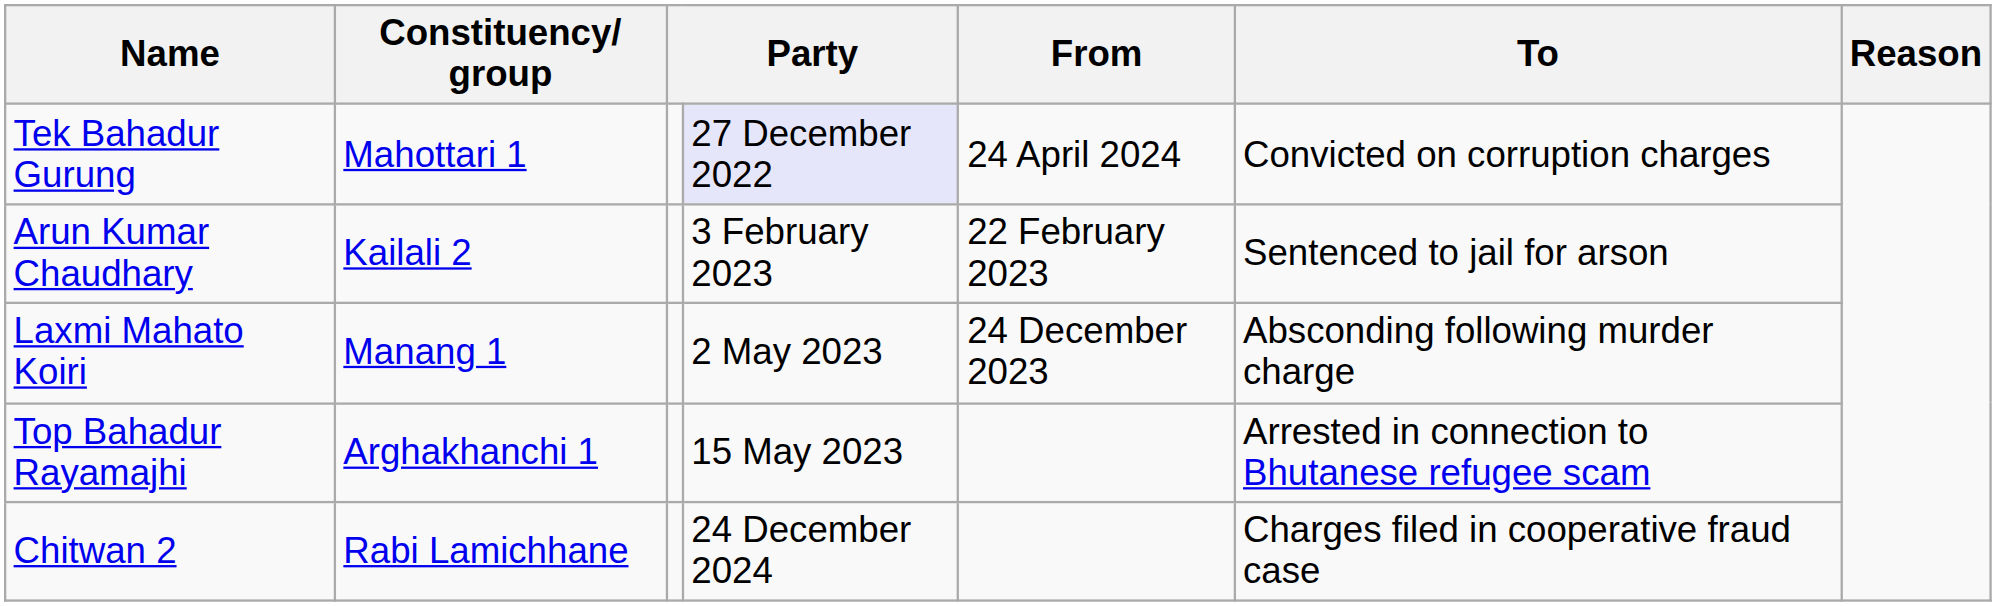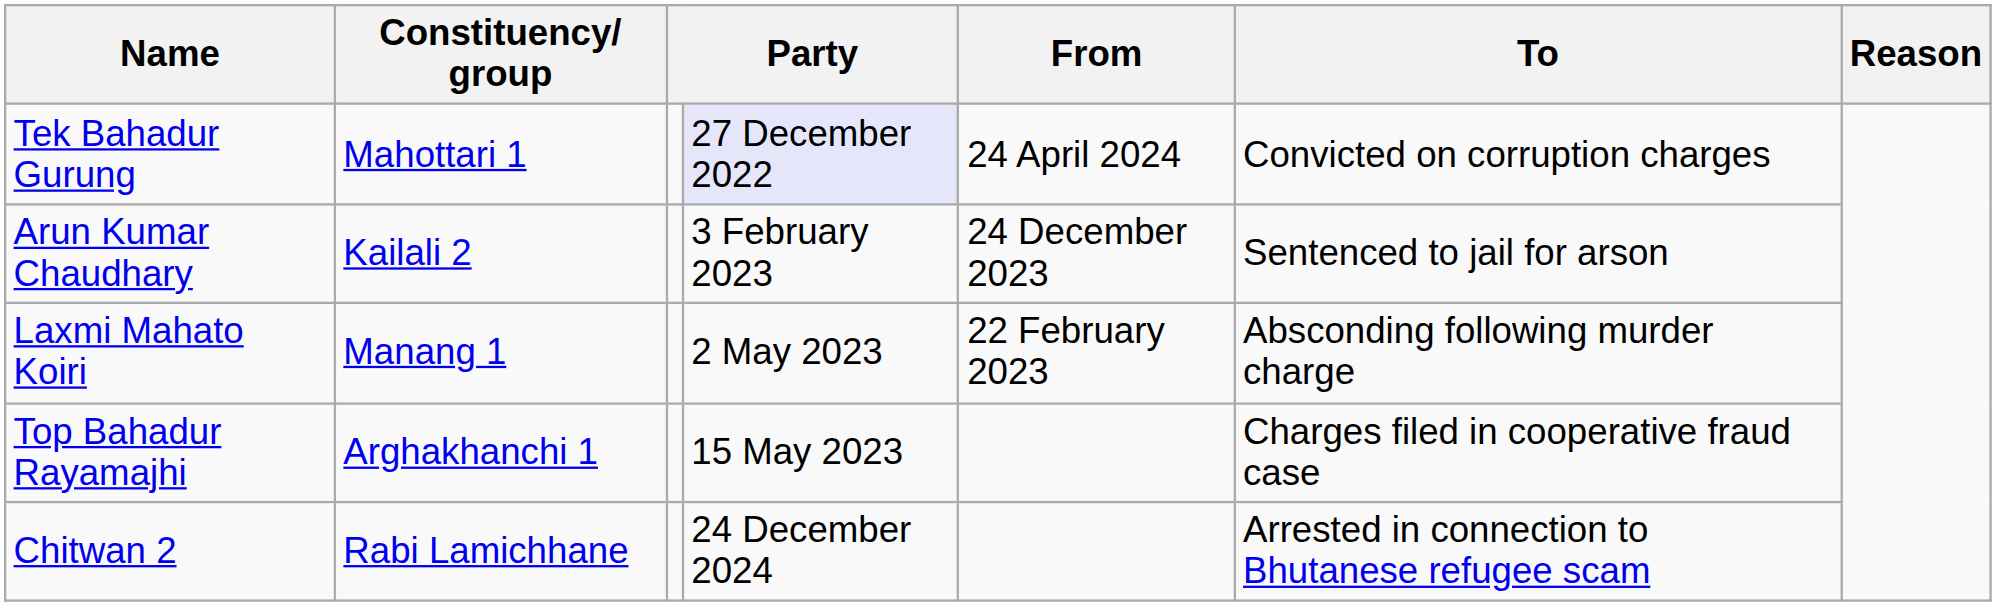(1066, 252) 22 February 2023 -> (1077, 252) 24 December 2023
(1077, 352) 24 December 2023 -> (1066, 352) 22 February 2023
(1447, 451) Arrested in connection to Bhutanese refugee scam -> (1517, 451) Charges filed in cooperative fraud case
(1517, 550) Charges filed in cooperative fraud case -> (1447, 550) Arrested in connection to Bhutanese refugee scam
